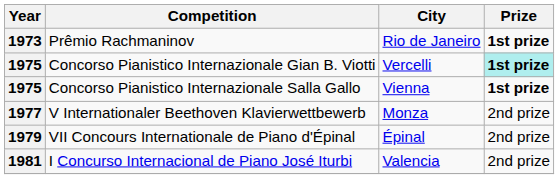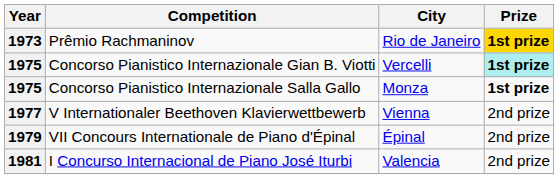(518, 40) no background -> (518, 40) gold background
(406, 88) Vienna -> (405, 88) Monza
(405, 112) Monza -> (406, 112) Vienna
